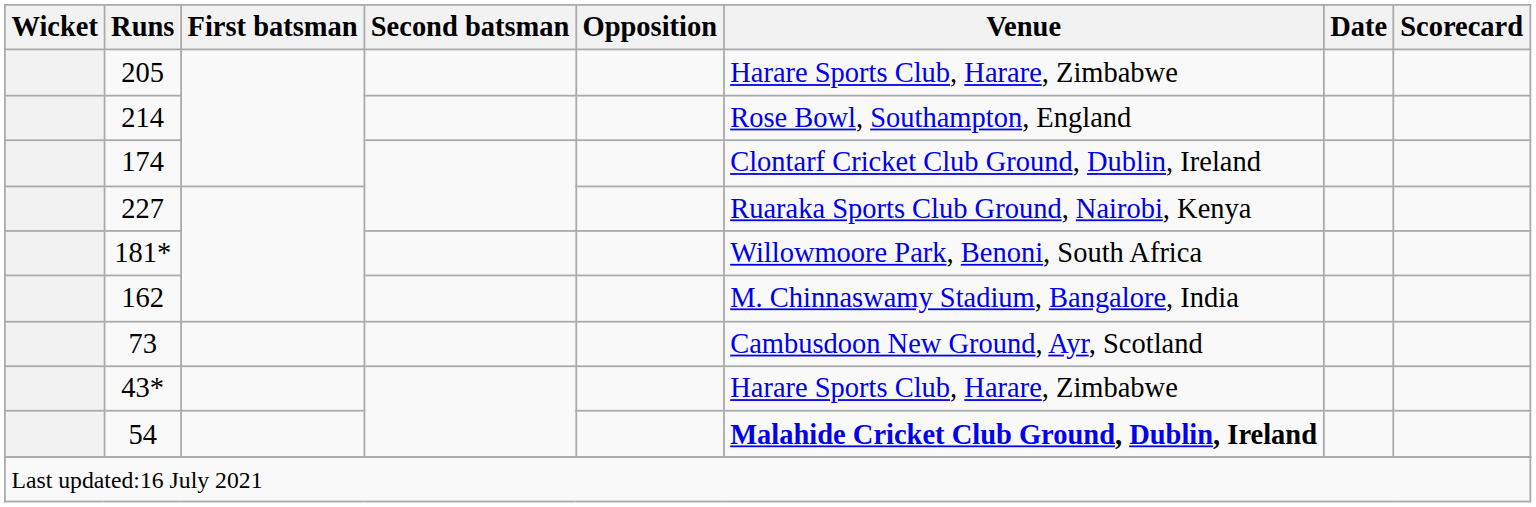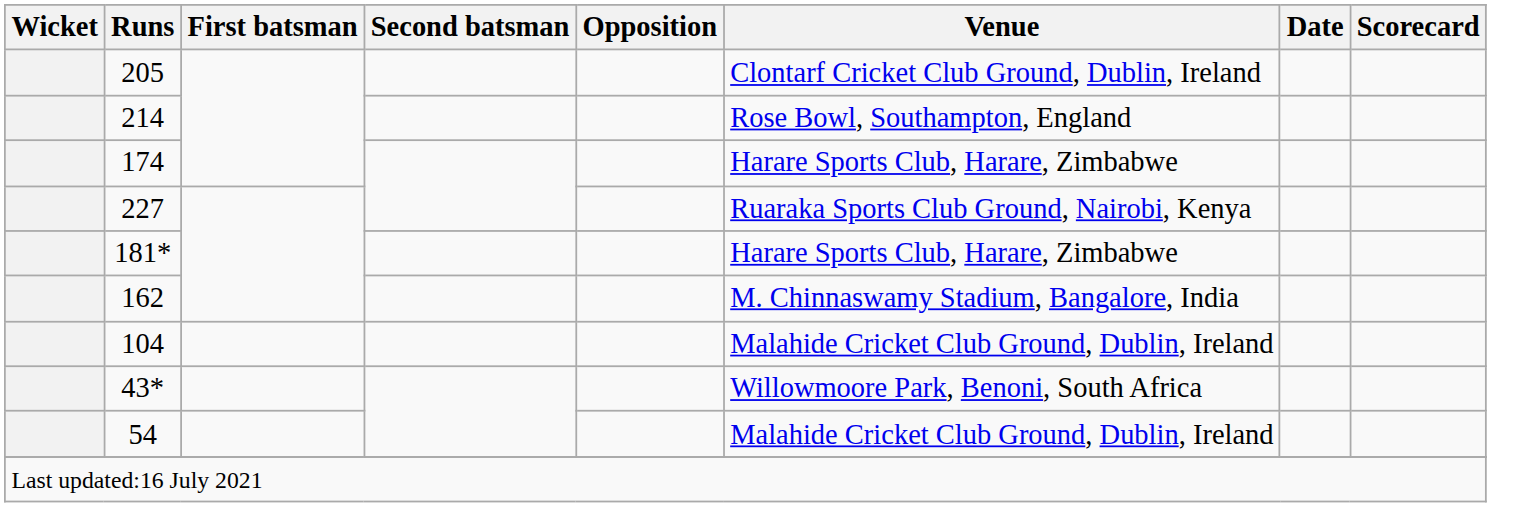(954, 72) Harare Sports Club, Harare, Zimbabwe -> (996, 72) Clontarf Cricket Club Ground, Dublin, Ireland
(996, 162) Clontarf Cricket Club Ground, Dublin, Ireland -> (954, 162) Harare Sports Club, Harare, Zimbabwe
(966, 252) Willowmoore Park, Benoni, South Africa -> (954, 252) Harare Sports Club, Harare, Zimbabwe
+ row: (143, 343)
- row: (143, 343)
(954, 388) Harare Sports Club, Harare, Zimbabwe -> (966, 388) Willowmoore Park, Benoni, South Africa
(1024, 433) bold -> (1002, 433) normal
